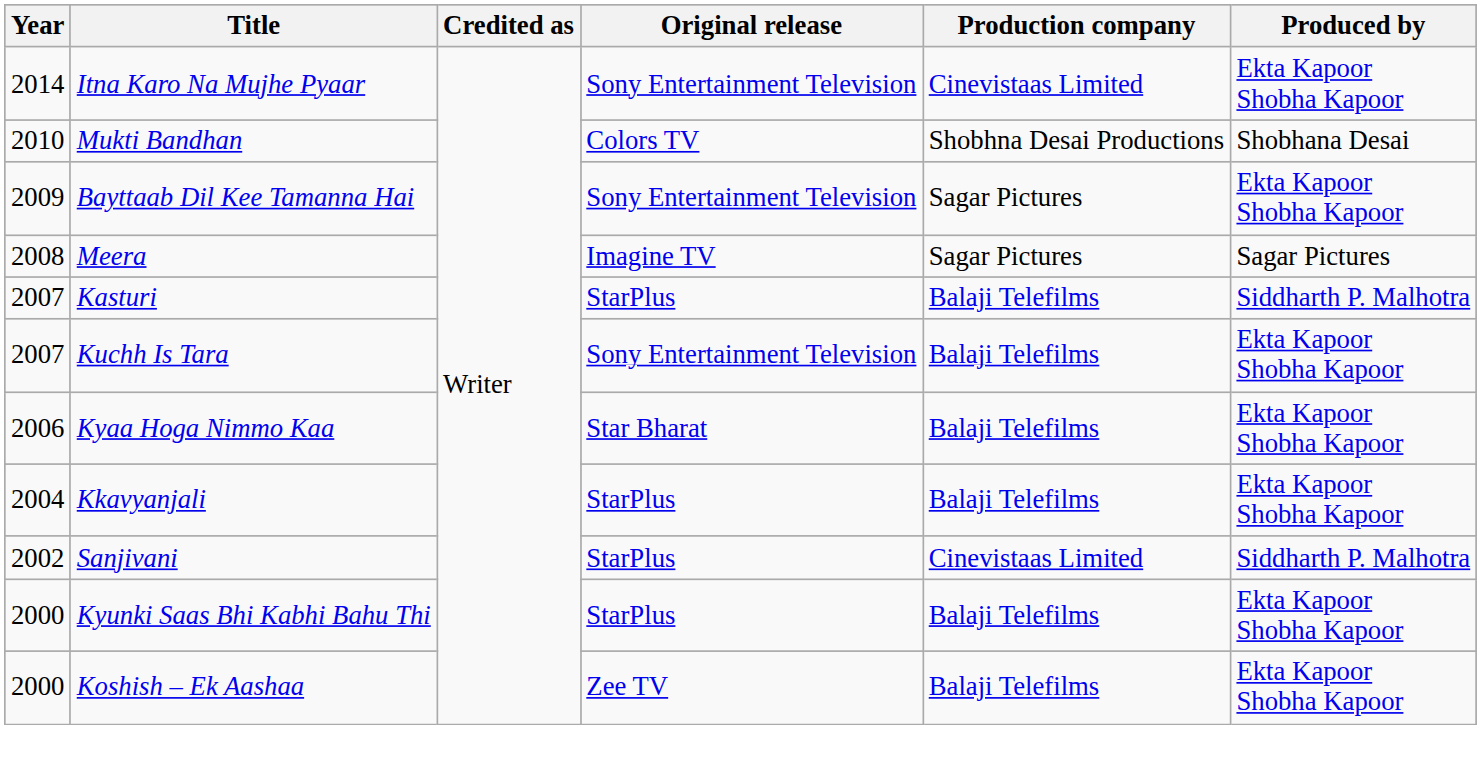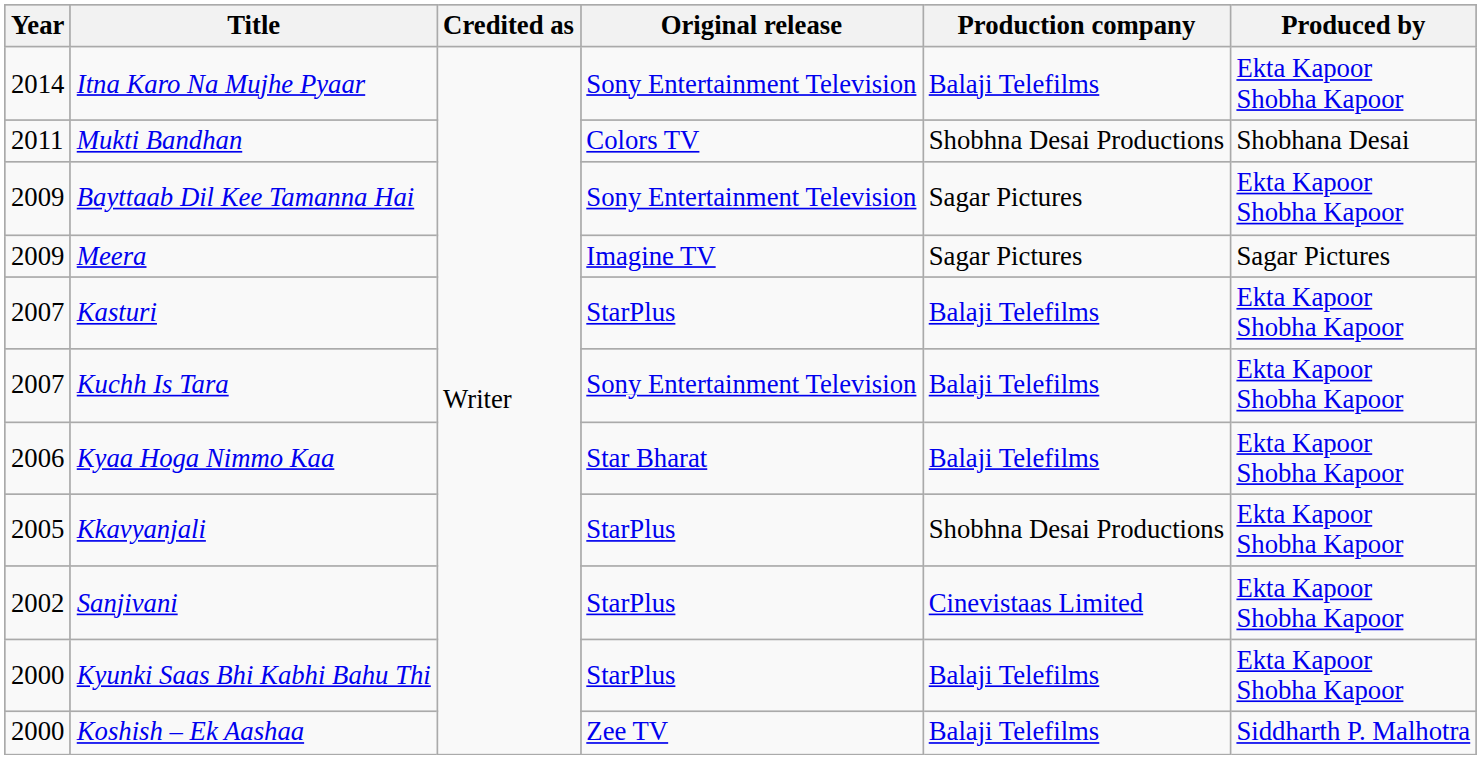(1036, 83) Cinevistaas Limited -> (1014, 83) Balaji Telefilms
(38, 140) 2010 -> (37, 140) 2011
(38, 255) 2008 -> (38, 255) 2009
(1353, 297) Siddharth P. Malhotra -> (1320, 312) Ekta Kapoor Shobha Kapoor
(38, 499) 2004 -> (38, 530) 2005
(1014, 499) Balaji Telefilms -> (1076, 530) Shobhna Desai Productions
(1353, 557) Siddharth P. Malhotra -> (1320, 602) Ekta Kapoor Shobha Kapoor
(1320, 687) Ekta Kapoor Shobha Kapoor -> (1353, 732) Siddharth P. Malhotra
